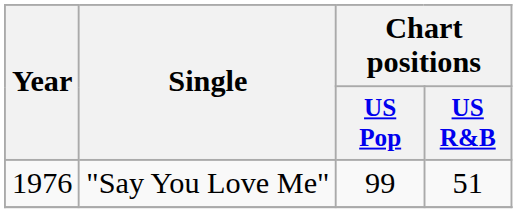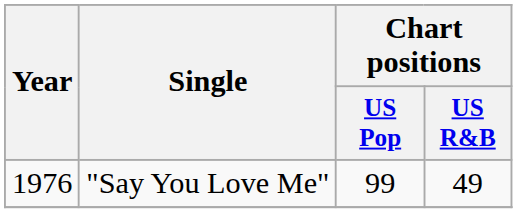(468, 182) 51 -> (468, 182) 49
